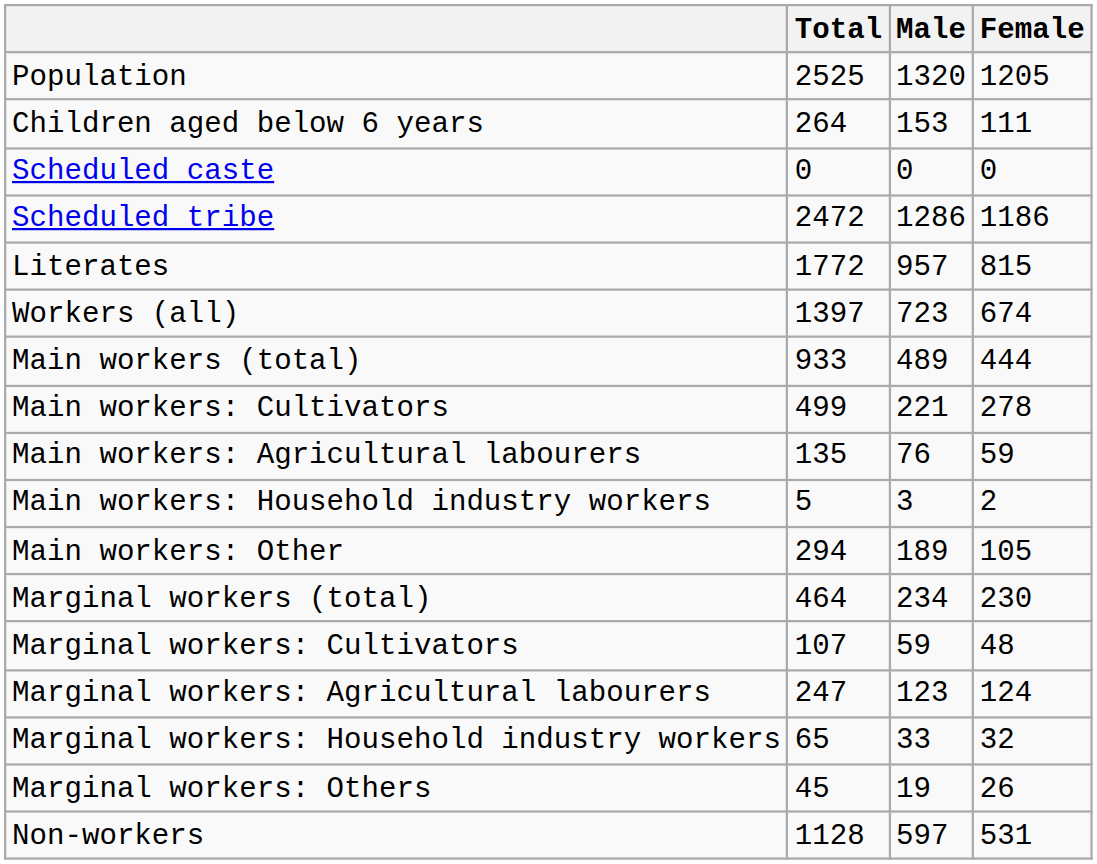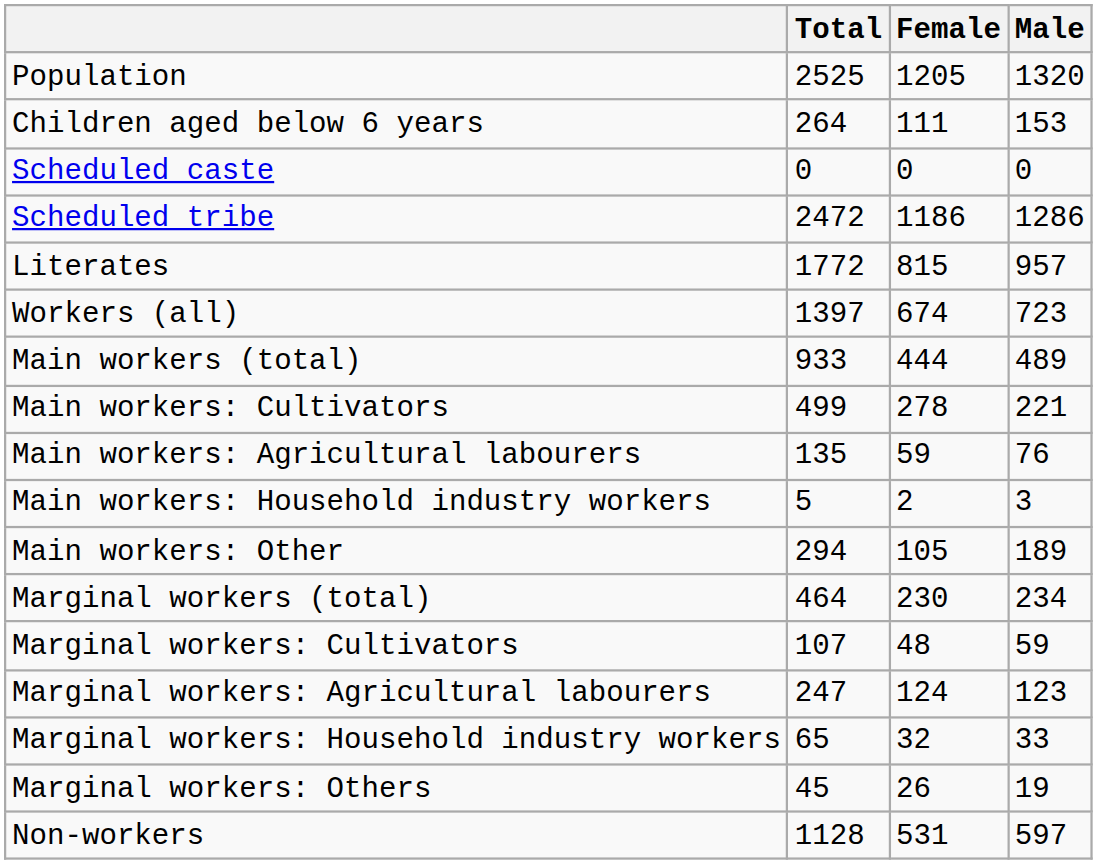columns swapped: (931, 29) <-> (1032, 29)
